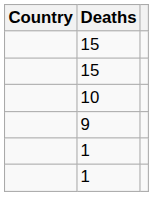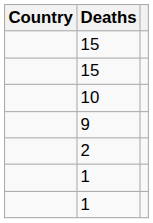+ row: (41, 151)
